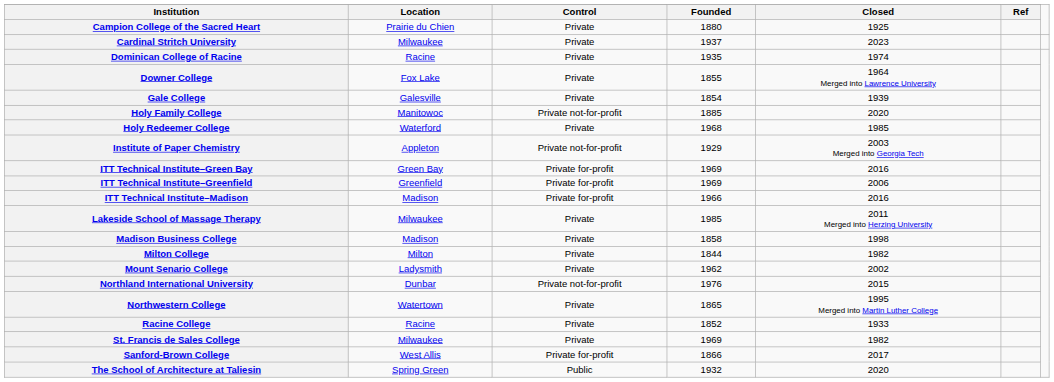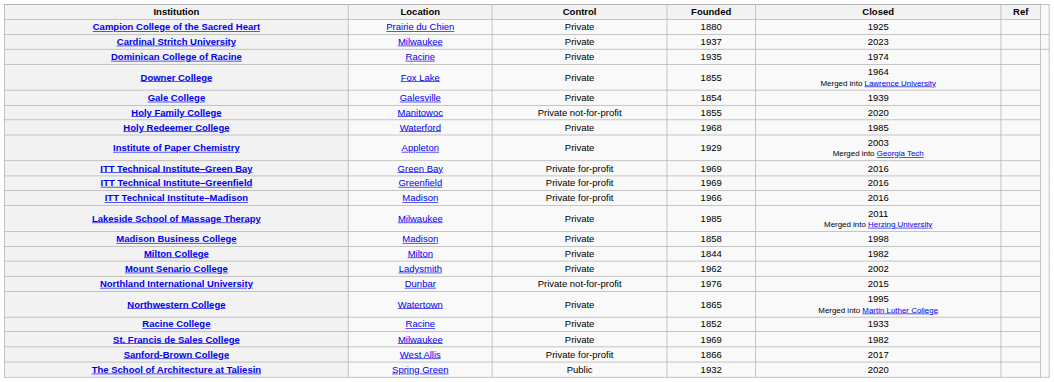(711, 113) 1885 -> (711, 113) 1855
(580, 148) Private not-for-profit -> (580, 148) Private
(878, 183) 2006 -> (878, 183) 2016
